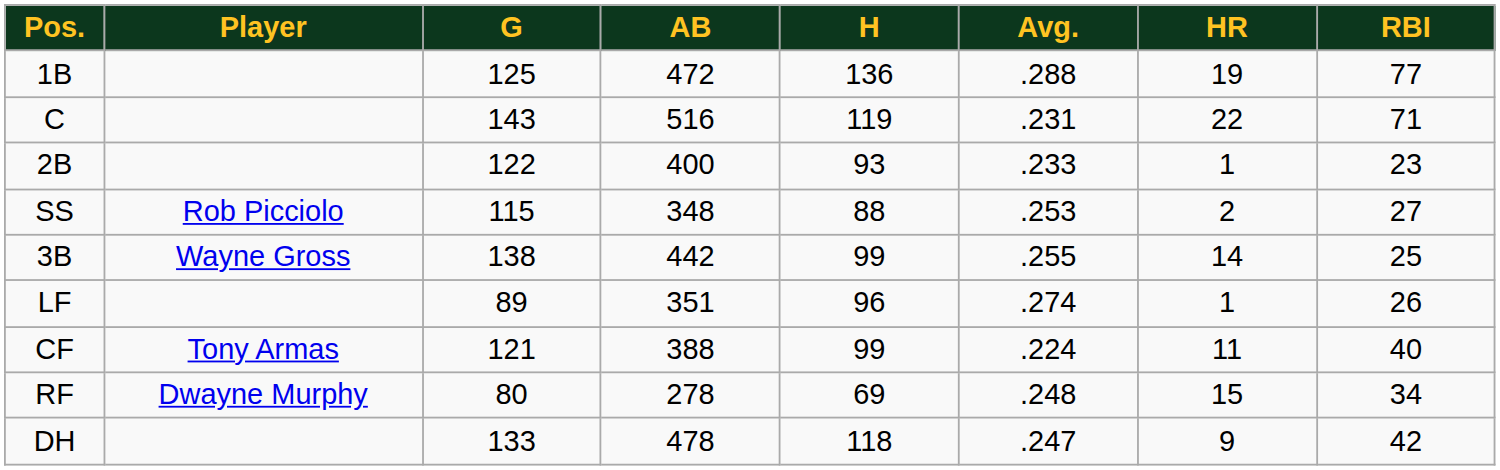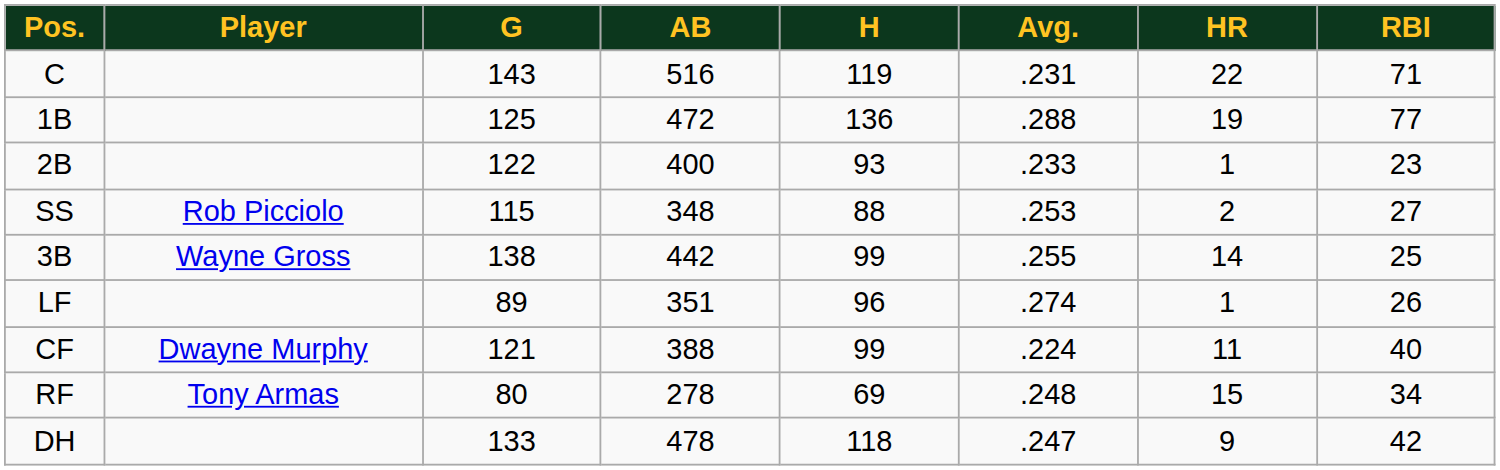rows swapped: (55, 119) <-> (55, 73)
(263, 348) Tony Armas -> (263, 348) Dwayne Murphy
(263, 394) Dwayne Murphy -> (263, 394) Tony Armas
